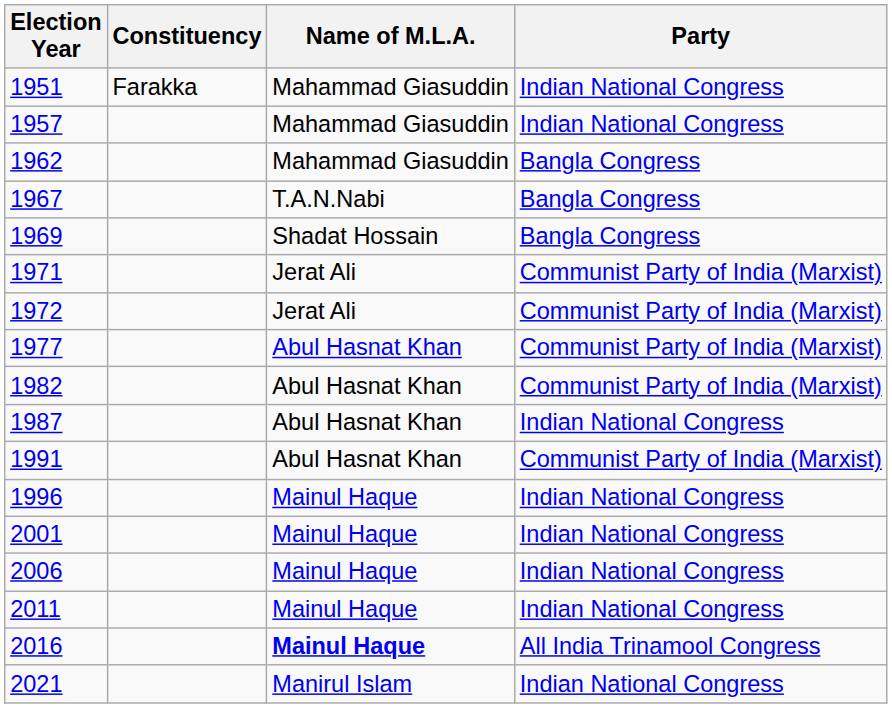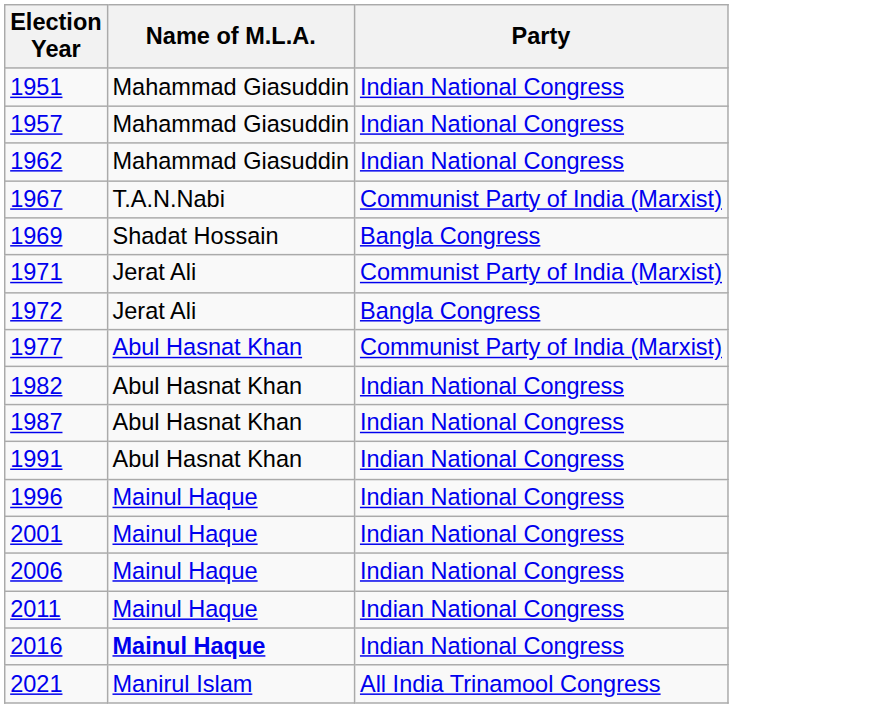- column: (187, 36)
(610, 161) Bangla Congress -> (492, 161) Indian National Congress
(610, 198) Bangla Congress -> (541, 198) Communist Party of India (Marxist)
(701, 310) Communist Party of India (Marxist) -> (450, 310) Bangla Congress
(701, 385) Communist Party of India (Marxist) -> (492, 385) Indian National Congress
(701, 459) Communist Party of India (Marxist) -> (492, 459) Indian National Congress
(670, 646) All India Trinamool Congress -> (492, 646) Indian National Congress
(652, 683) Indian National Congress -> (510, 683) All India Trinamool Congress
